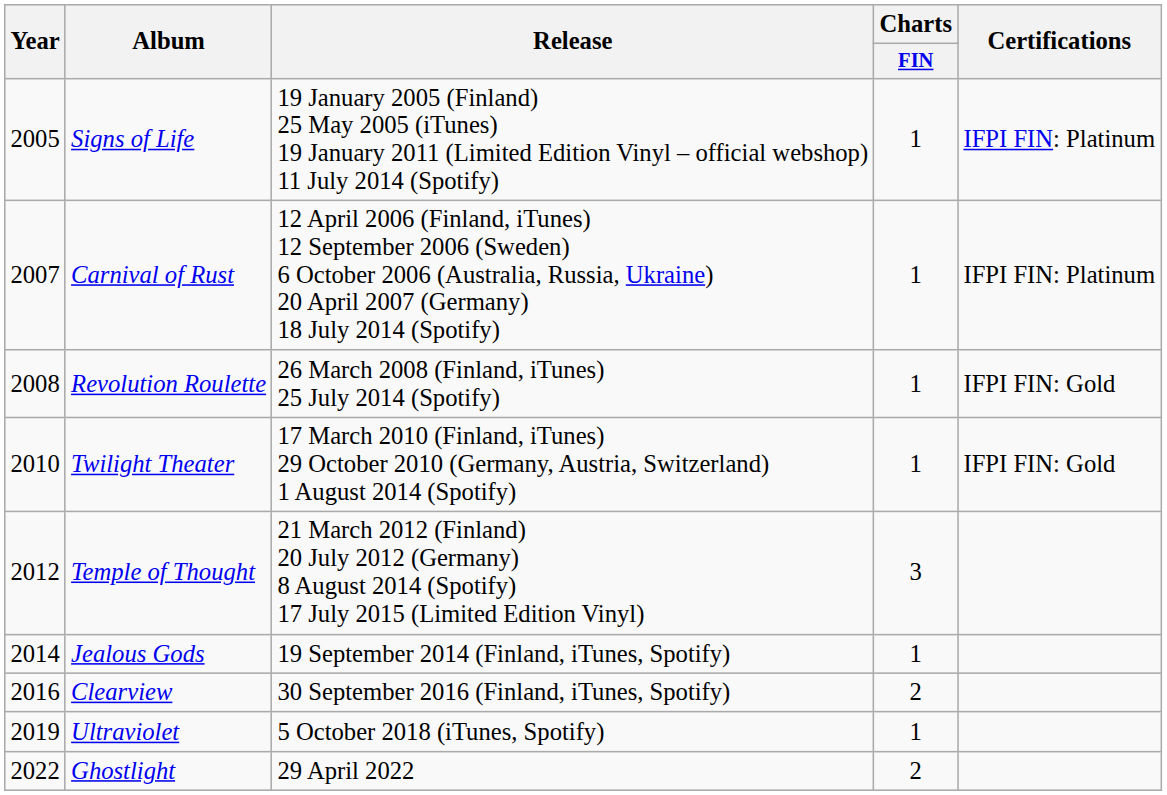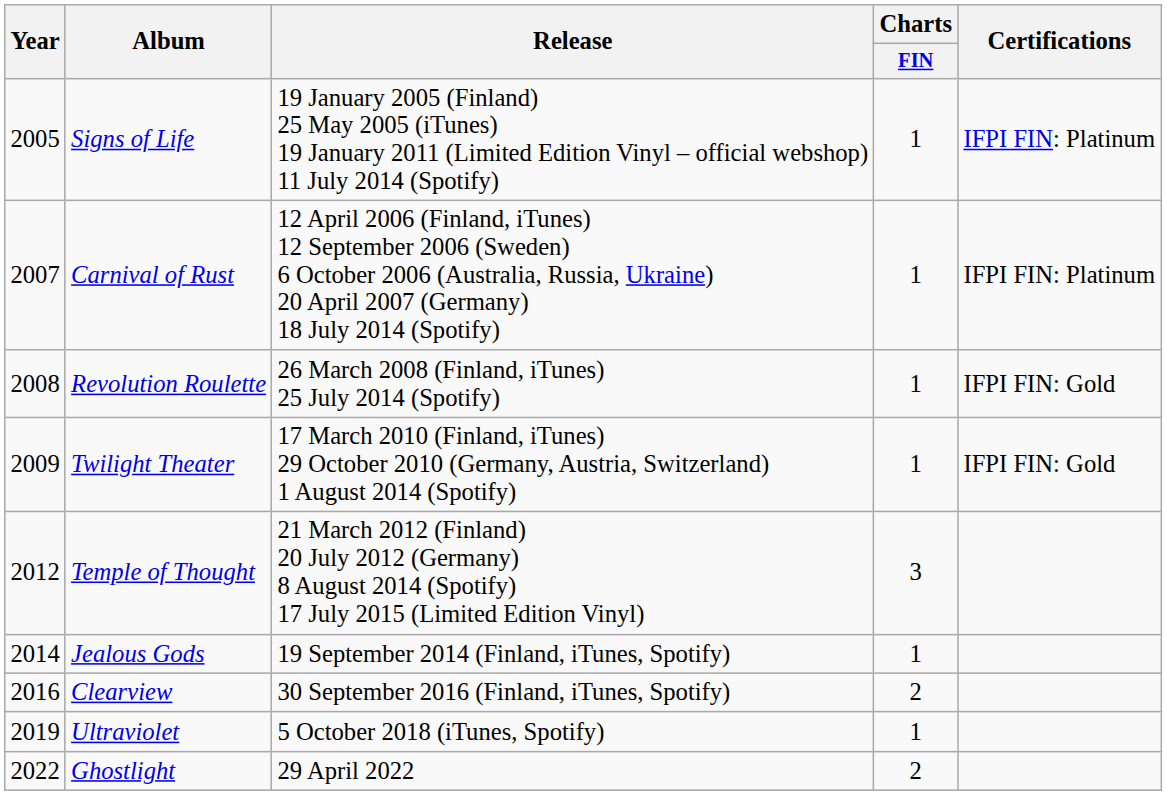(35, 464) 2010 -> (35, 464) 2009
